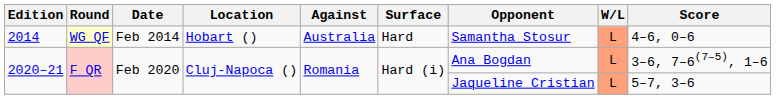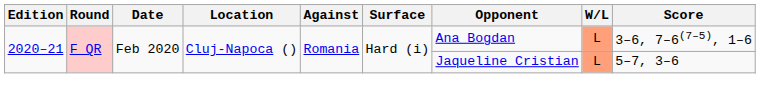- row: (24, 37)
